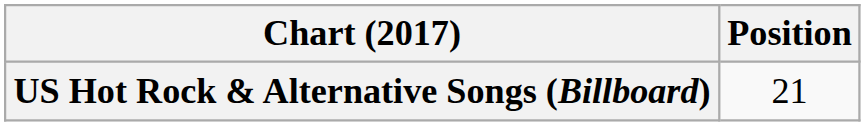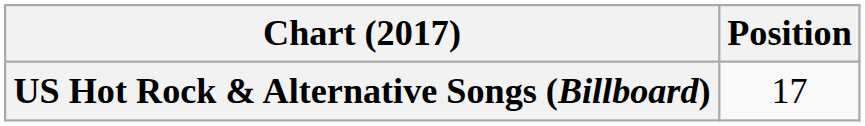(790, 90) 21 -> (790, 90) 17
